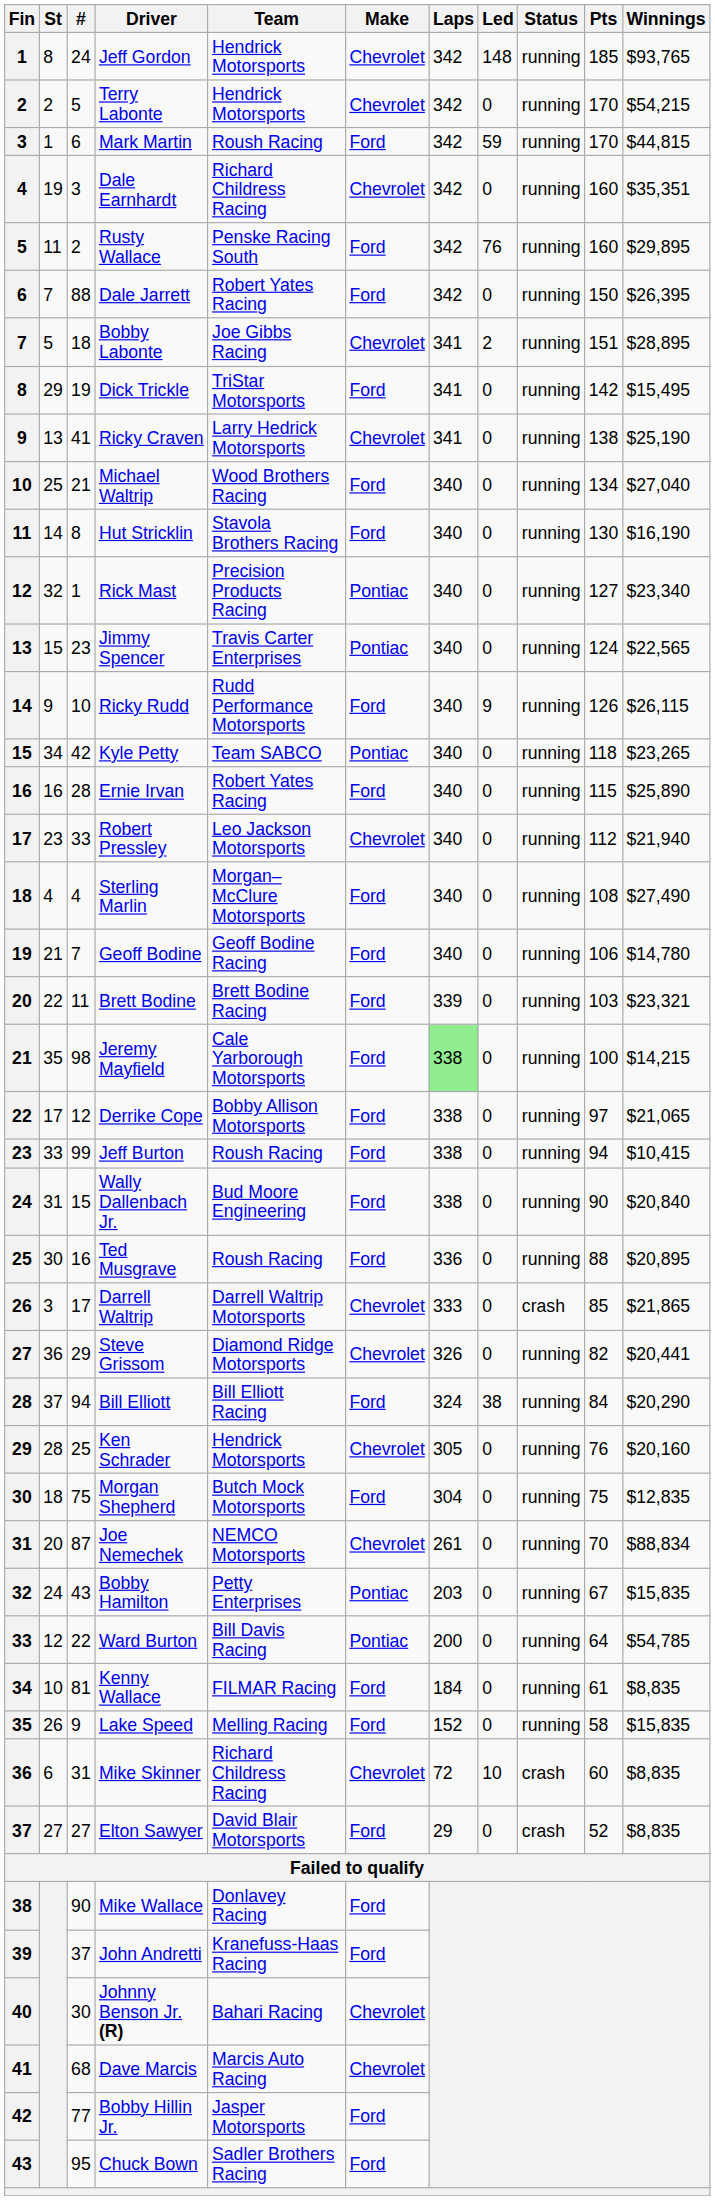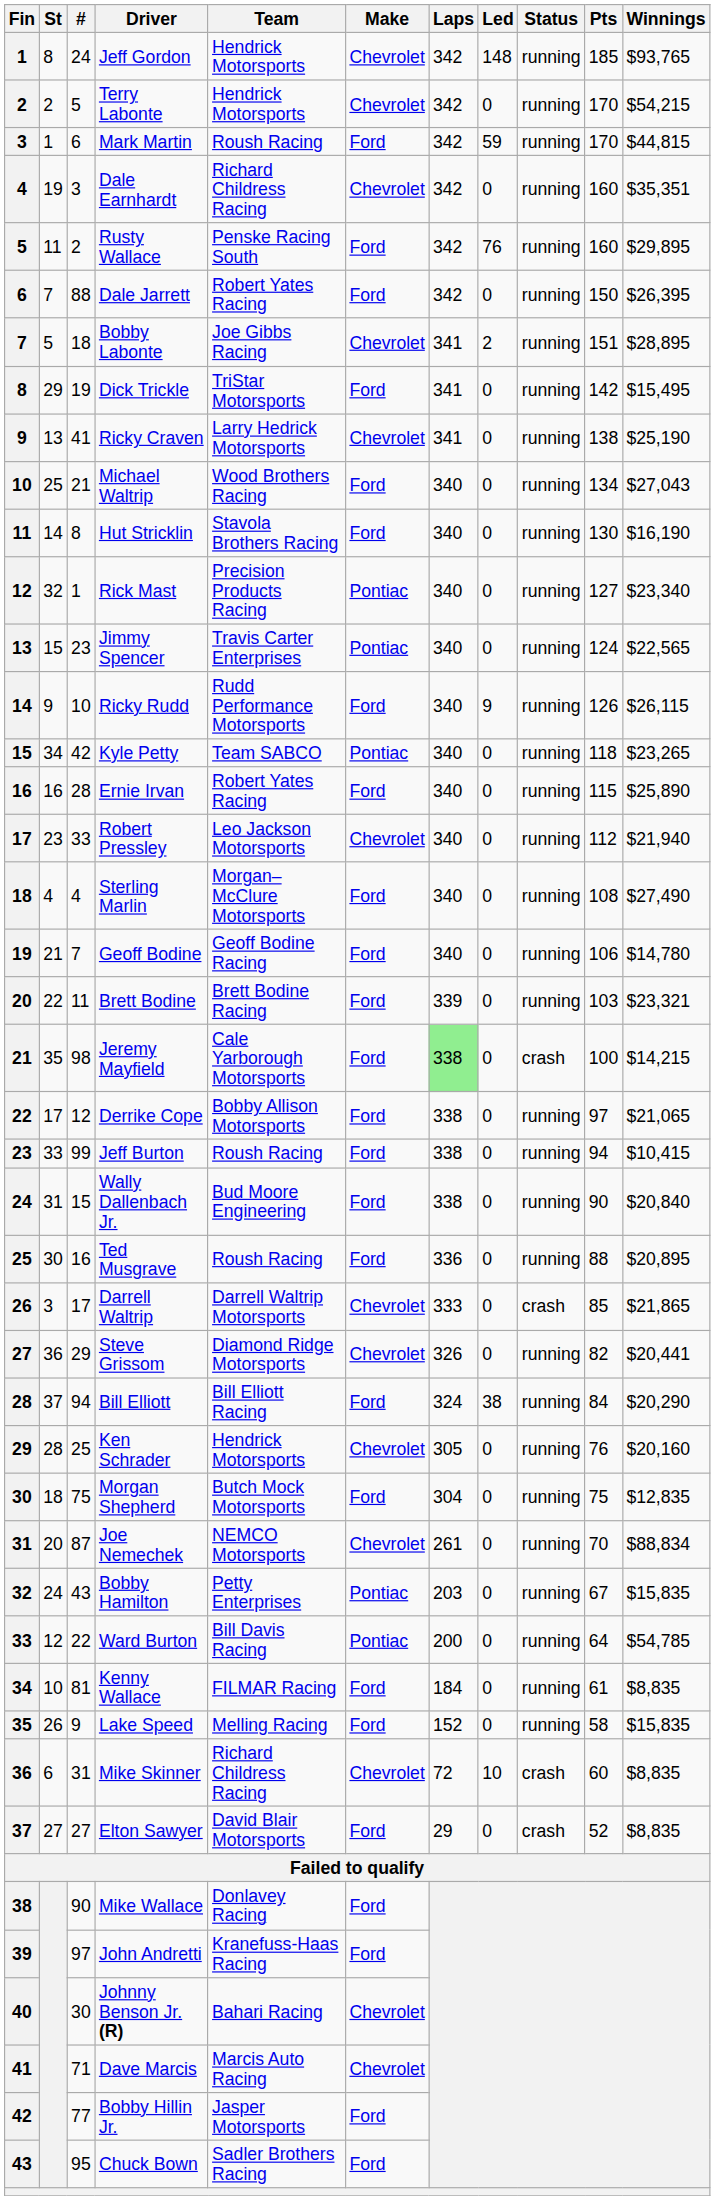(658, 485) $27,040 -> (658, 485) $27,043
(551, 1058) running -> (543, 1058) crash
(81, 1954) 37 -> (81, 1954) 97
(81, 2069) 68 -> (81, 2069) 71
